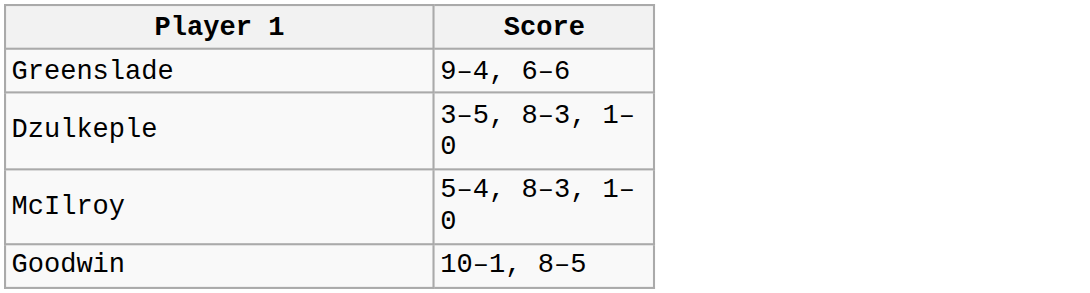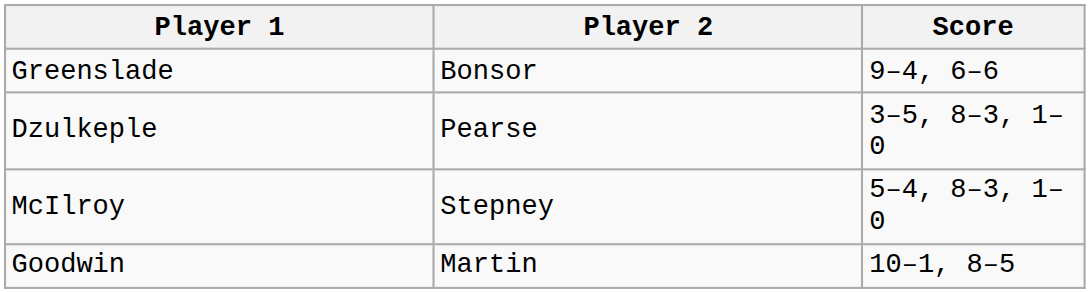+ column: (648, 27)
